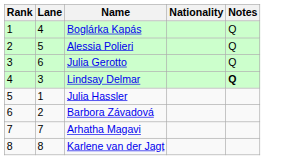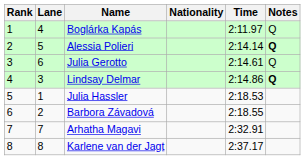+ column: (246, 12)
(232, 46) normal -> (272, 46) bold
